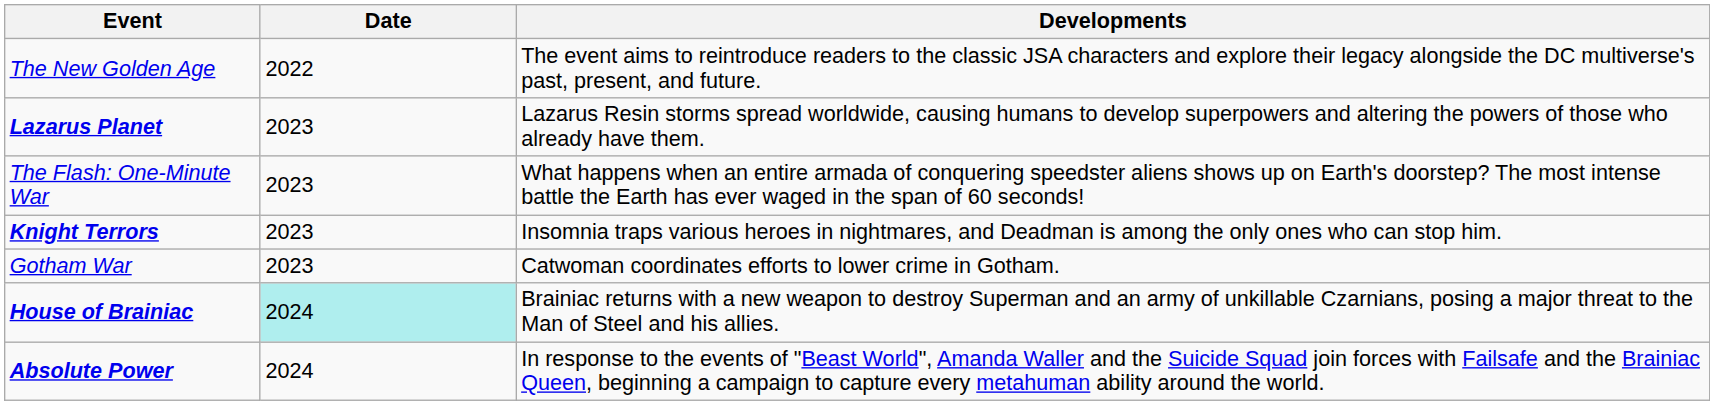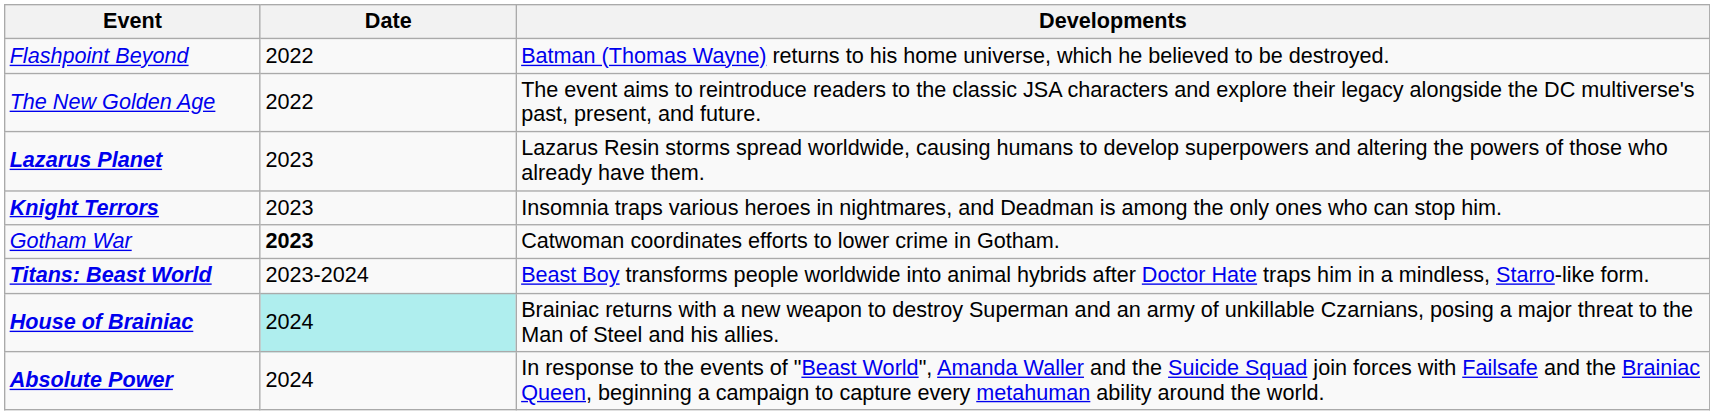+ row: (99, 55)
- row: (120, 185)
(289, 265) normal -> (289, 241) bold
+ row: (111, 275)
